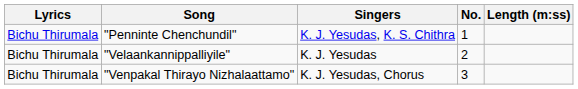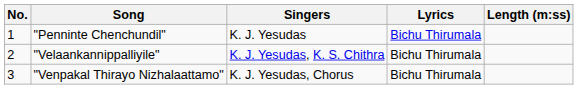columns swapped: (471, 15) <-> (53, 15)
(378, 35) K. J. Yesudas, K. S. Chithra -> (268, 35) K. J. Yesudas
(338, 55) K. J. Yesudas -> (307, 55) K. J. Yesudas, K. S. Chithra
